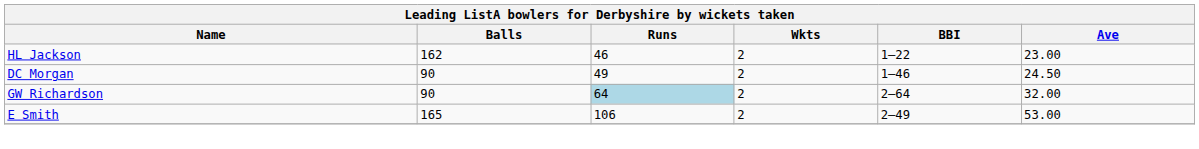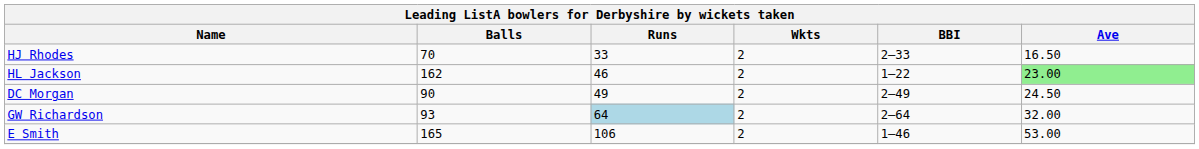+ row: (40, 54)
(1043, 54) no background -> (1043, 74) lightgreen background
(895, 74) 1–46 -> (895, 94) 2–49
(428, 94) 90 -> (428, 114) 93
(895, 114) 2–49 -> (895, 134) 1–46
